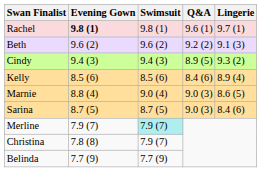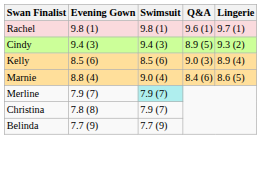(85, 28) bold -> (85, 28) normal
- row: (16, 45)
(199, 77) 8.4 (6) -> (199, 61) 9.0 (3)
(199, 93) 9.0 (3) -> (199, 77) 8.4 (6)
- row: (20, 110)
